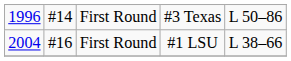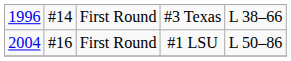(256, 17) L 50–86 -> (256, 17) L 38–66
(256, 42) L 38–66 -> (256, 42) L 50–86
